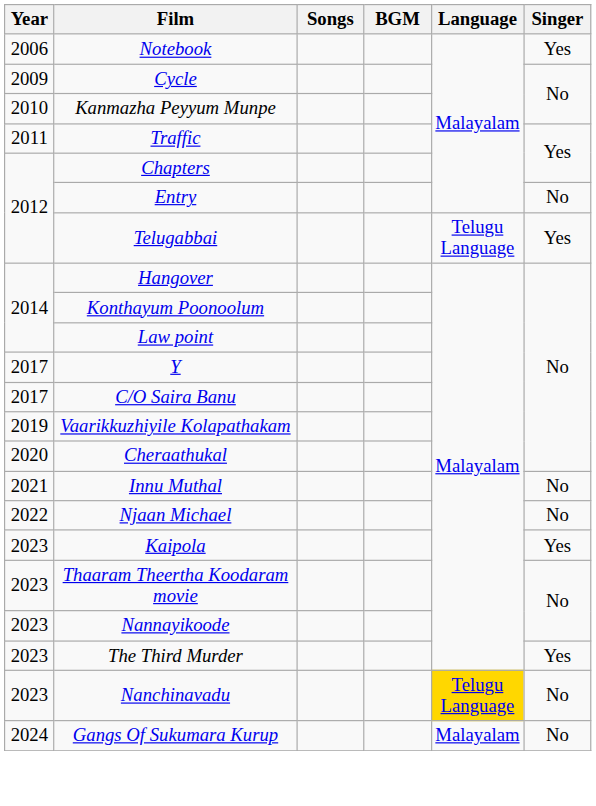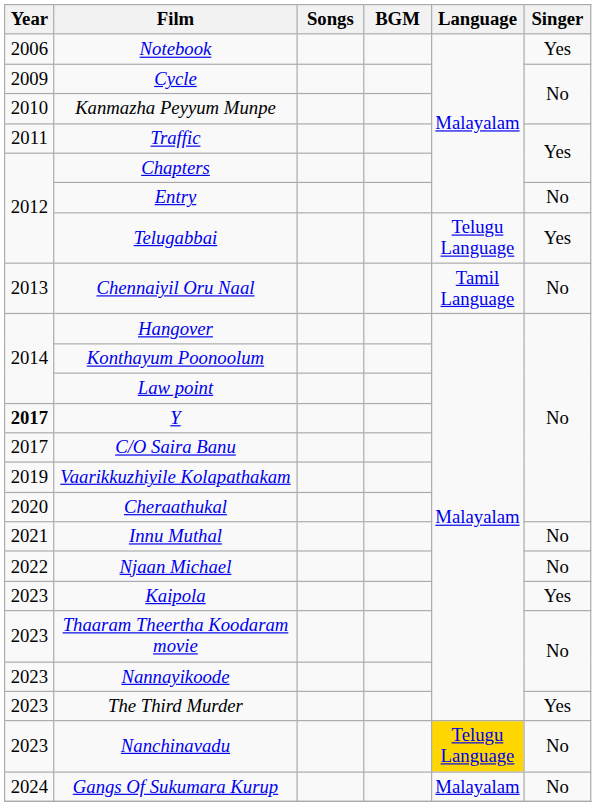+ row: (175, 288)
(29, 366) normal -> (29, 417) bold
